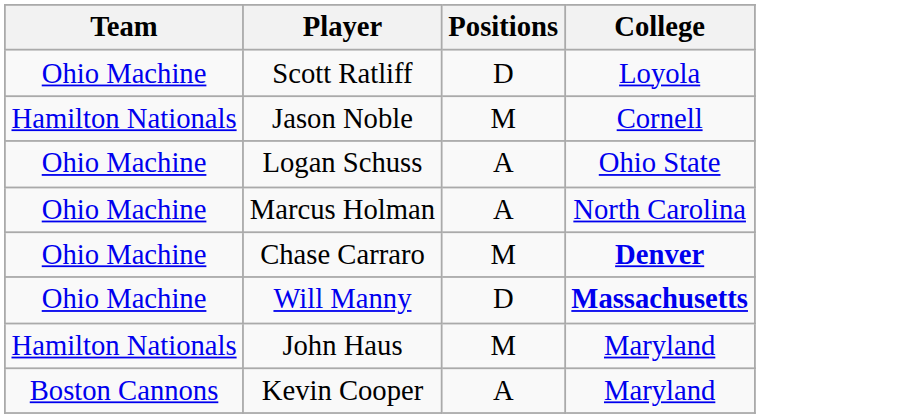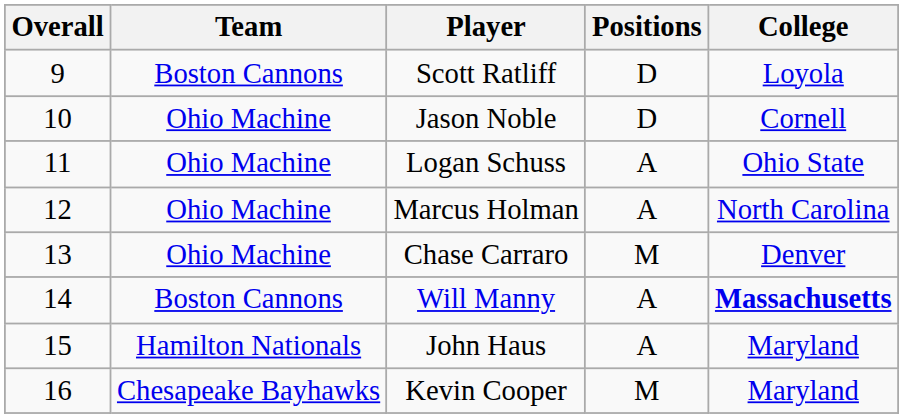+ column: (58, 27)
(124, 72) Ohio Machine -> (249, 72) Boston Cannons
(124, 118) Hamilton Nationals -> (249, 118) Ohio Machine
(503, 118) M -> (647, 118) D
(660, 254) bold -> (803, 254) normal
(124, 299) Ohio Machine -> (249, 299) Boston Cannons
(503, 299) D -> (647, 299) A
(503, 345) M -> (647, 345) A
(124, 390) Boston Cannons -> (249, 390) Chesapeake Bayhawks
(503, 390) A -> (647, 390) M
